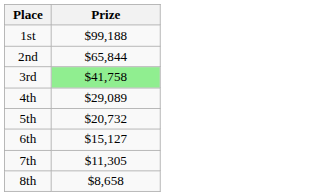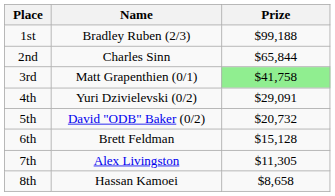+ column: (136, 14)
(106, 98) $29,089 -> (276, 98) $29,091
(106, 139) $15,127 -> (276, 139) $15,128
